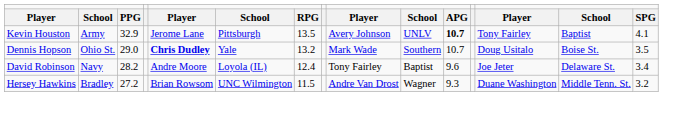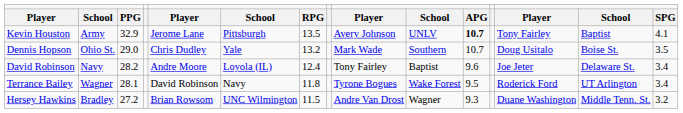(180, 50) bold -> (178, 50) normal
+ row: (40, 83)
